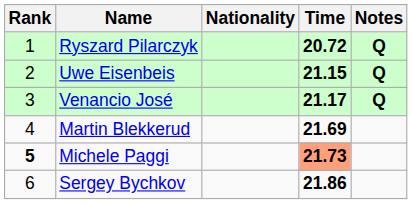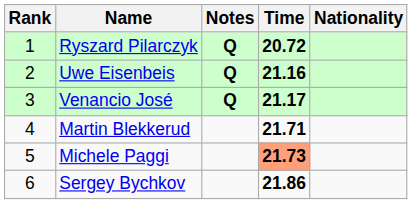columns swapped: (250, 18) <-> (379, 18)
(325, 73) 21.15 -> (284, 73) 21.16
(325, 128) 21.69 -> (284, 128) 21.71
(30, 156) bold -> (30, 156) normal
